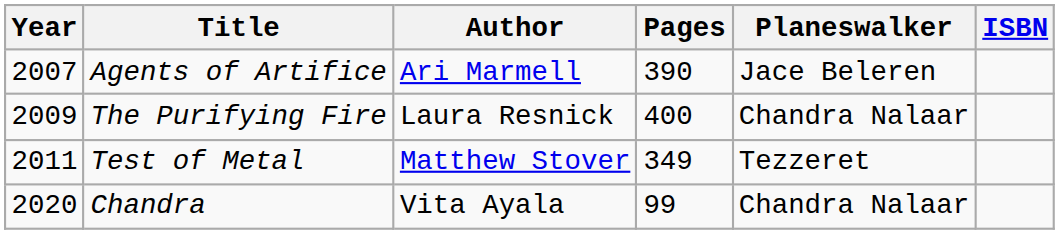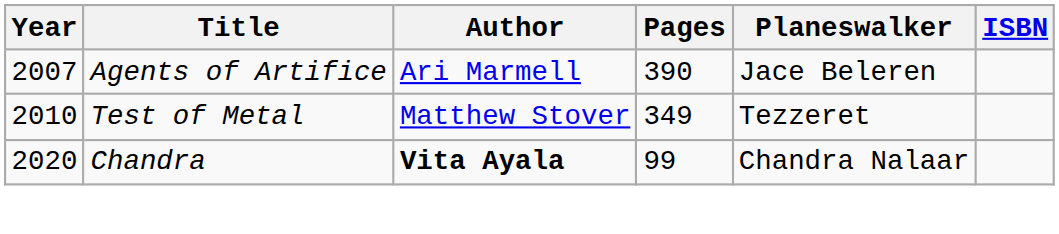- row: (239, 117)
(45, 162) 2011 -> (45, 117) 2010
(482, 206) normal -> (482, 162) bold
